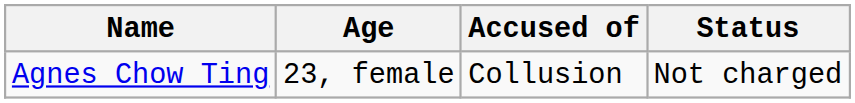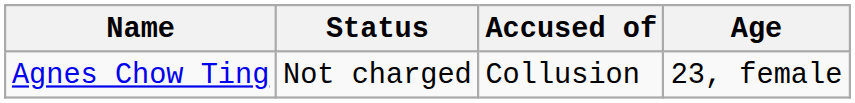columns swapped: (369, 28) <-> (748, 28)
